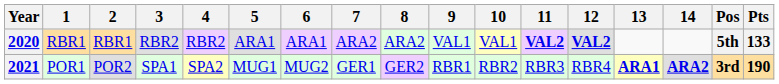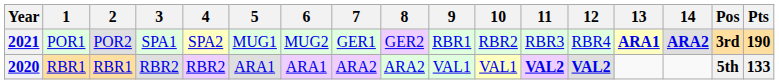rows swapped: (24, 41) <-> (24, 66)
